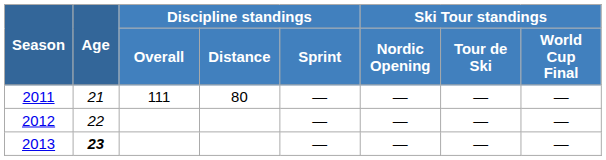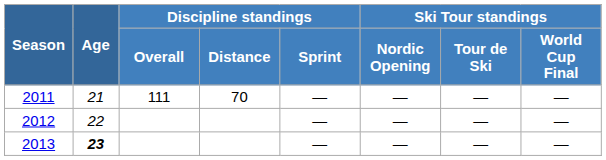(239, 97) 80 -> (239, 97) 70
